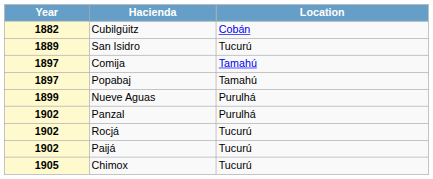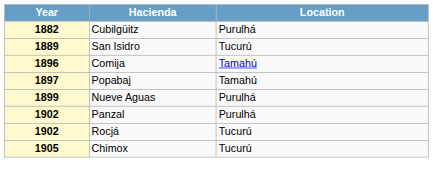(235, 30) Cobán -> (237, 30) Purulhá
(47, 64) 1897 -> (47, 64) 1896
- row: (103, 149)
